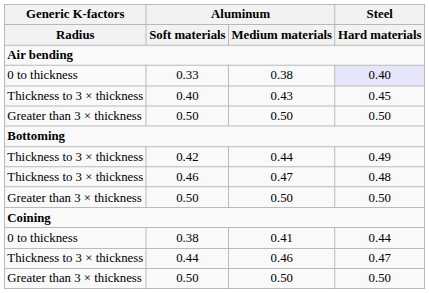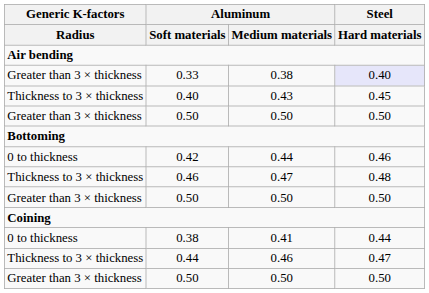(43, 75) 0 to thickness -> (75, 75) Greater than 3 × thickness
(75, 156) Thickness to 3 × thickness -> (43, 156) 0 to thickness
(380, 156) 0.49 -> (380, 156) 0.46
